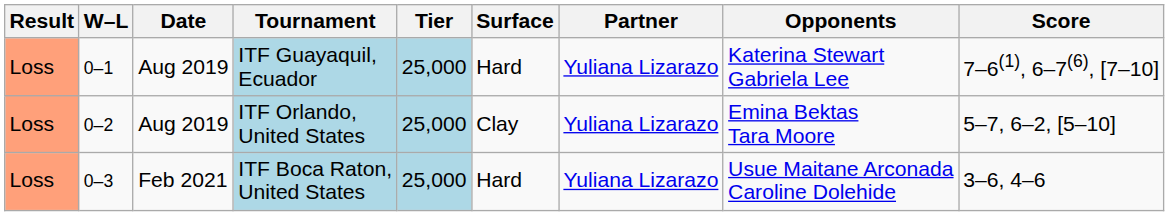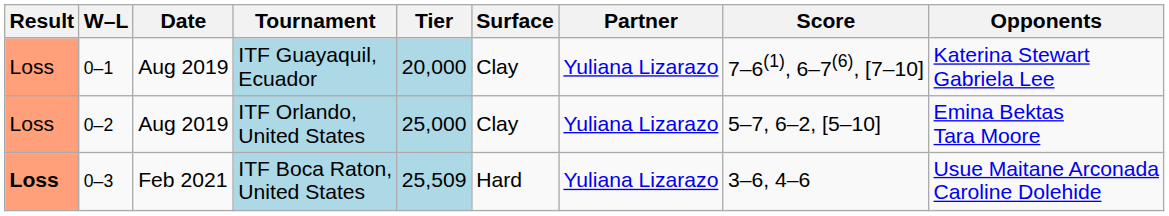columns swapped: (841, 21) <-> (1061, 21)
(434, 66) 25,000 -> (434, 66) 20,000
(499, 66) Hard -> (497, 66) Clay
(32, 181) normal -> (34, 181) bold
(434, 181) 25,000 -> (434, 181) 25,509
